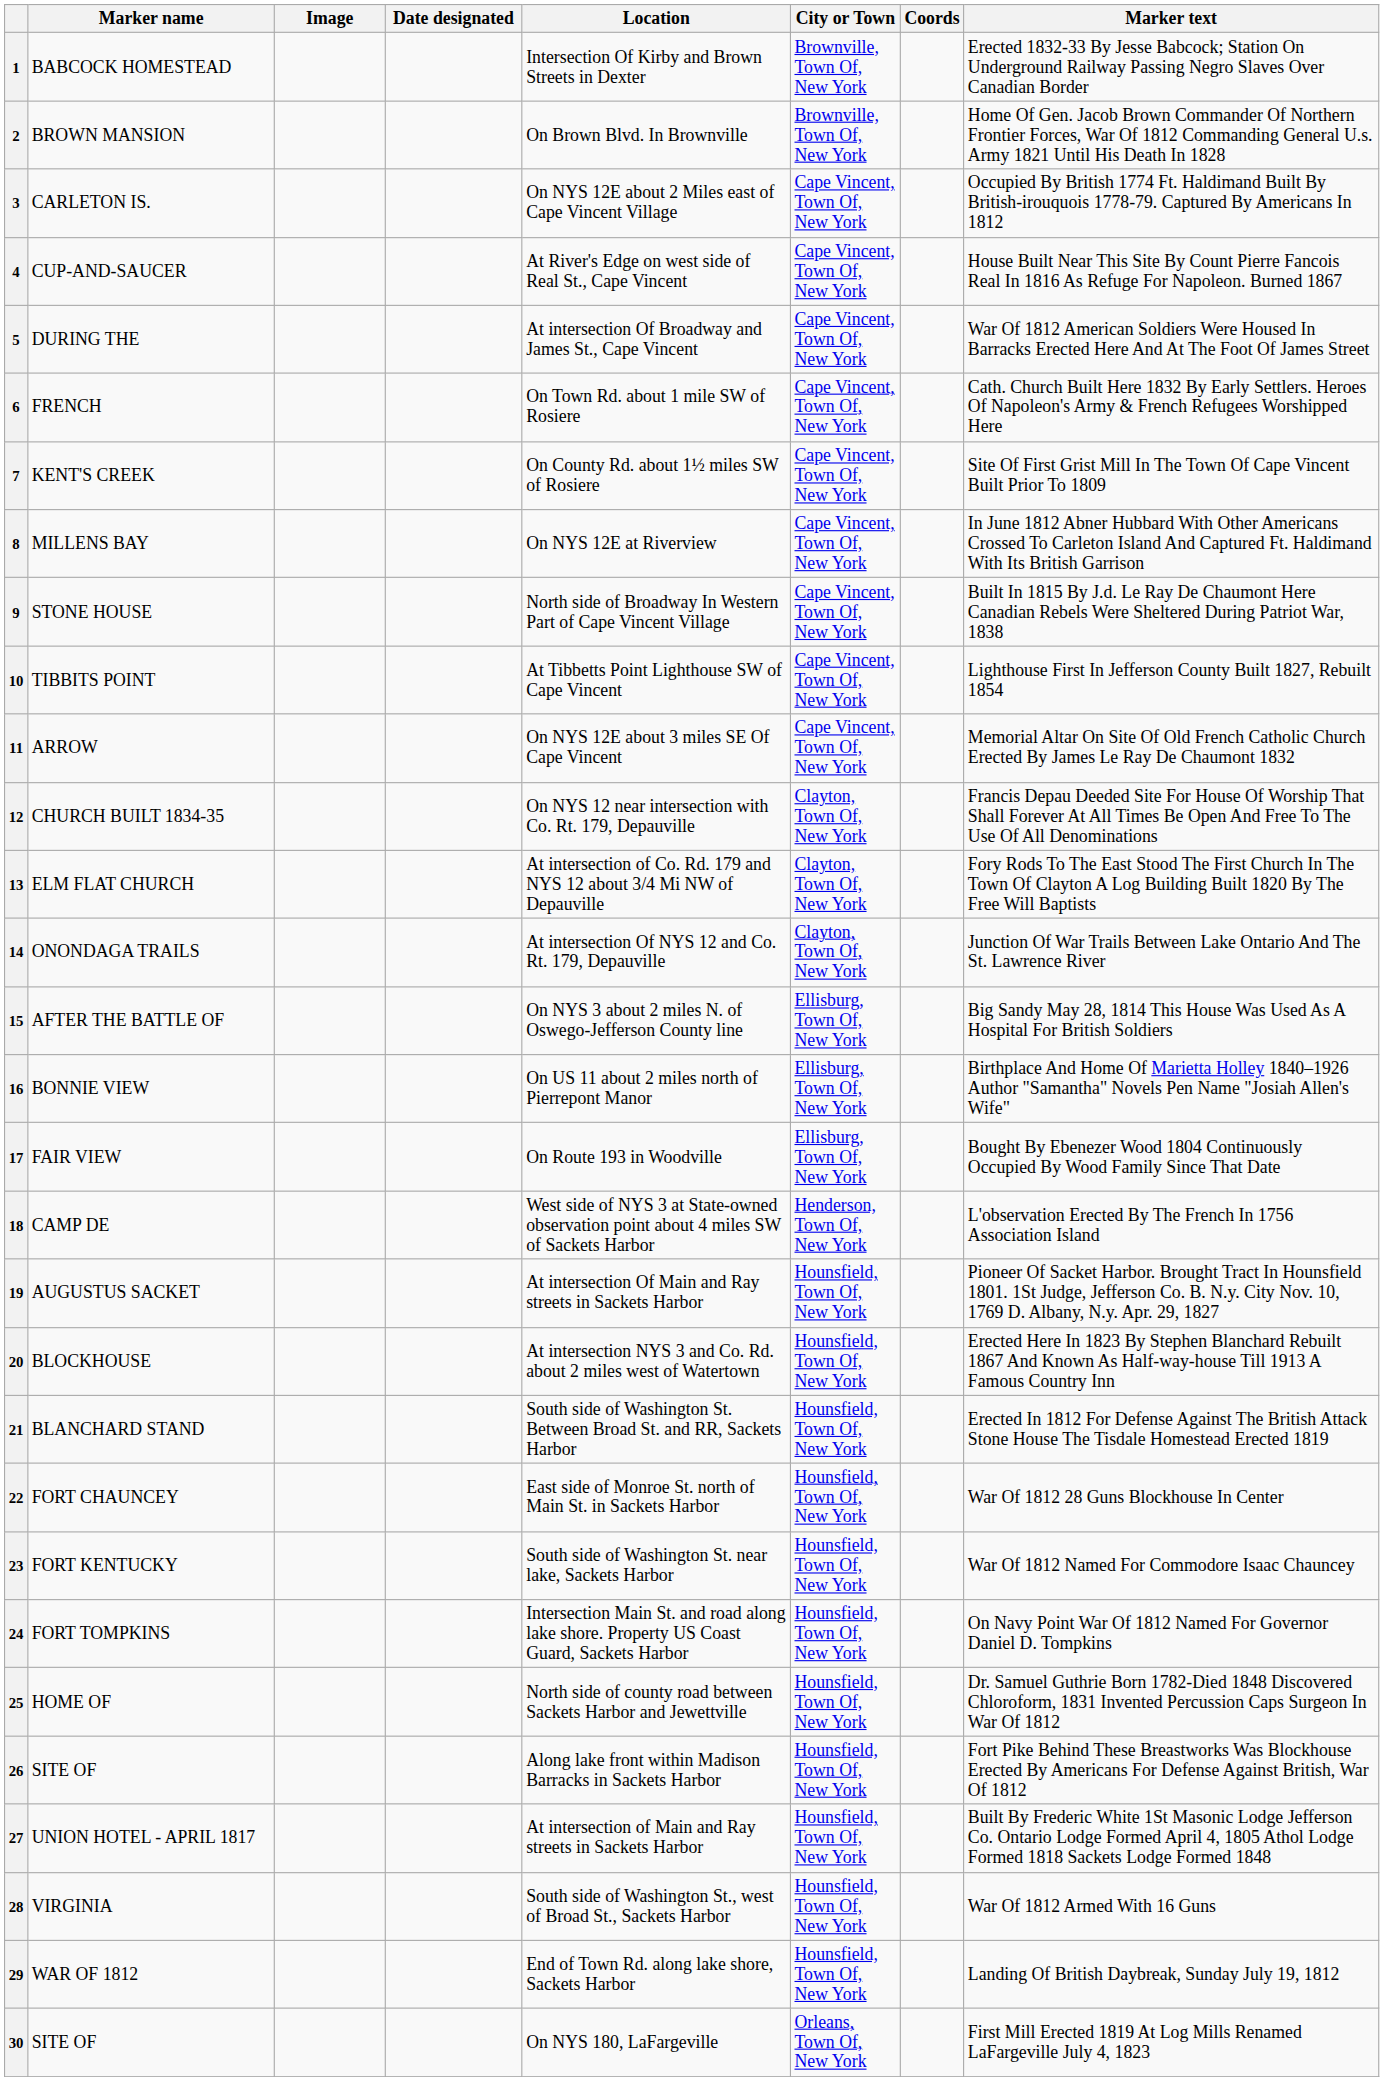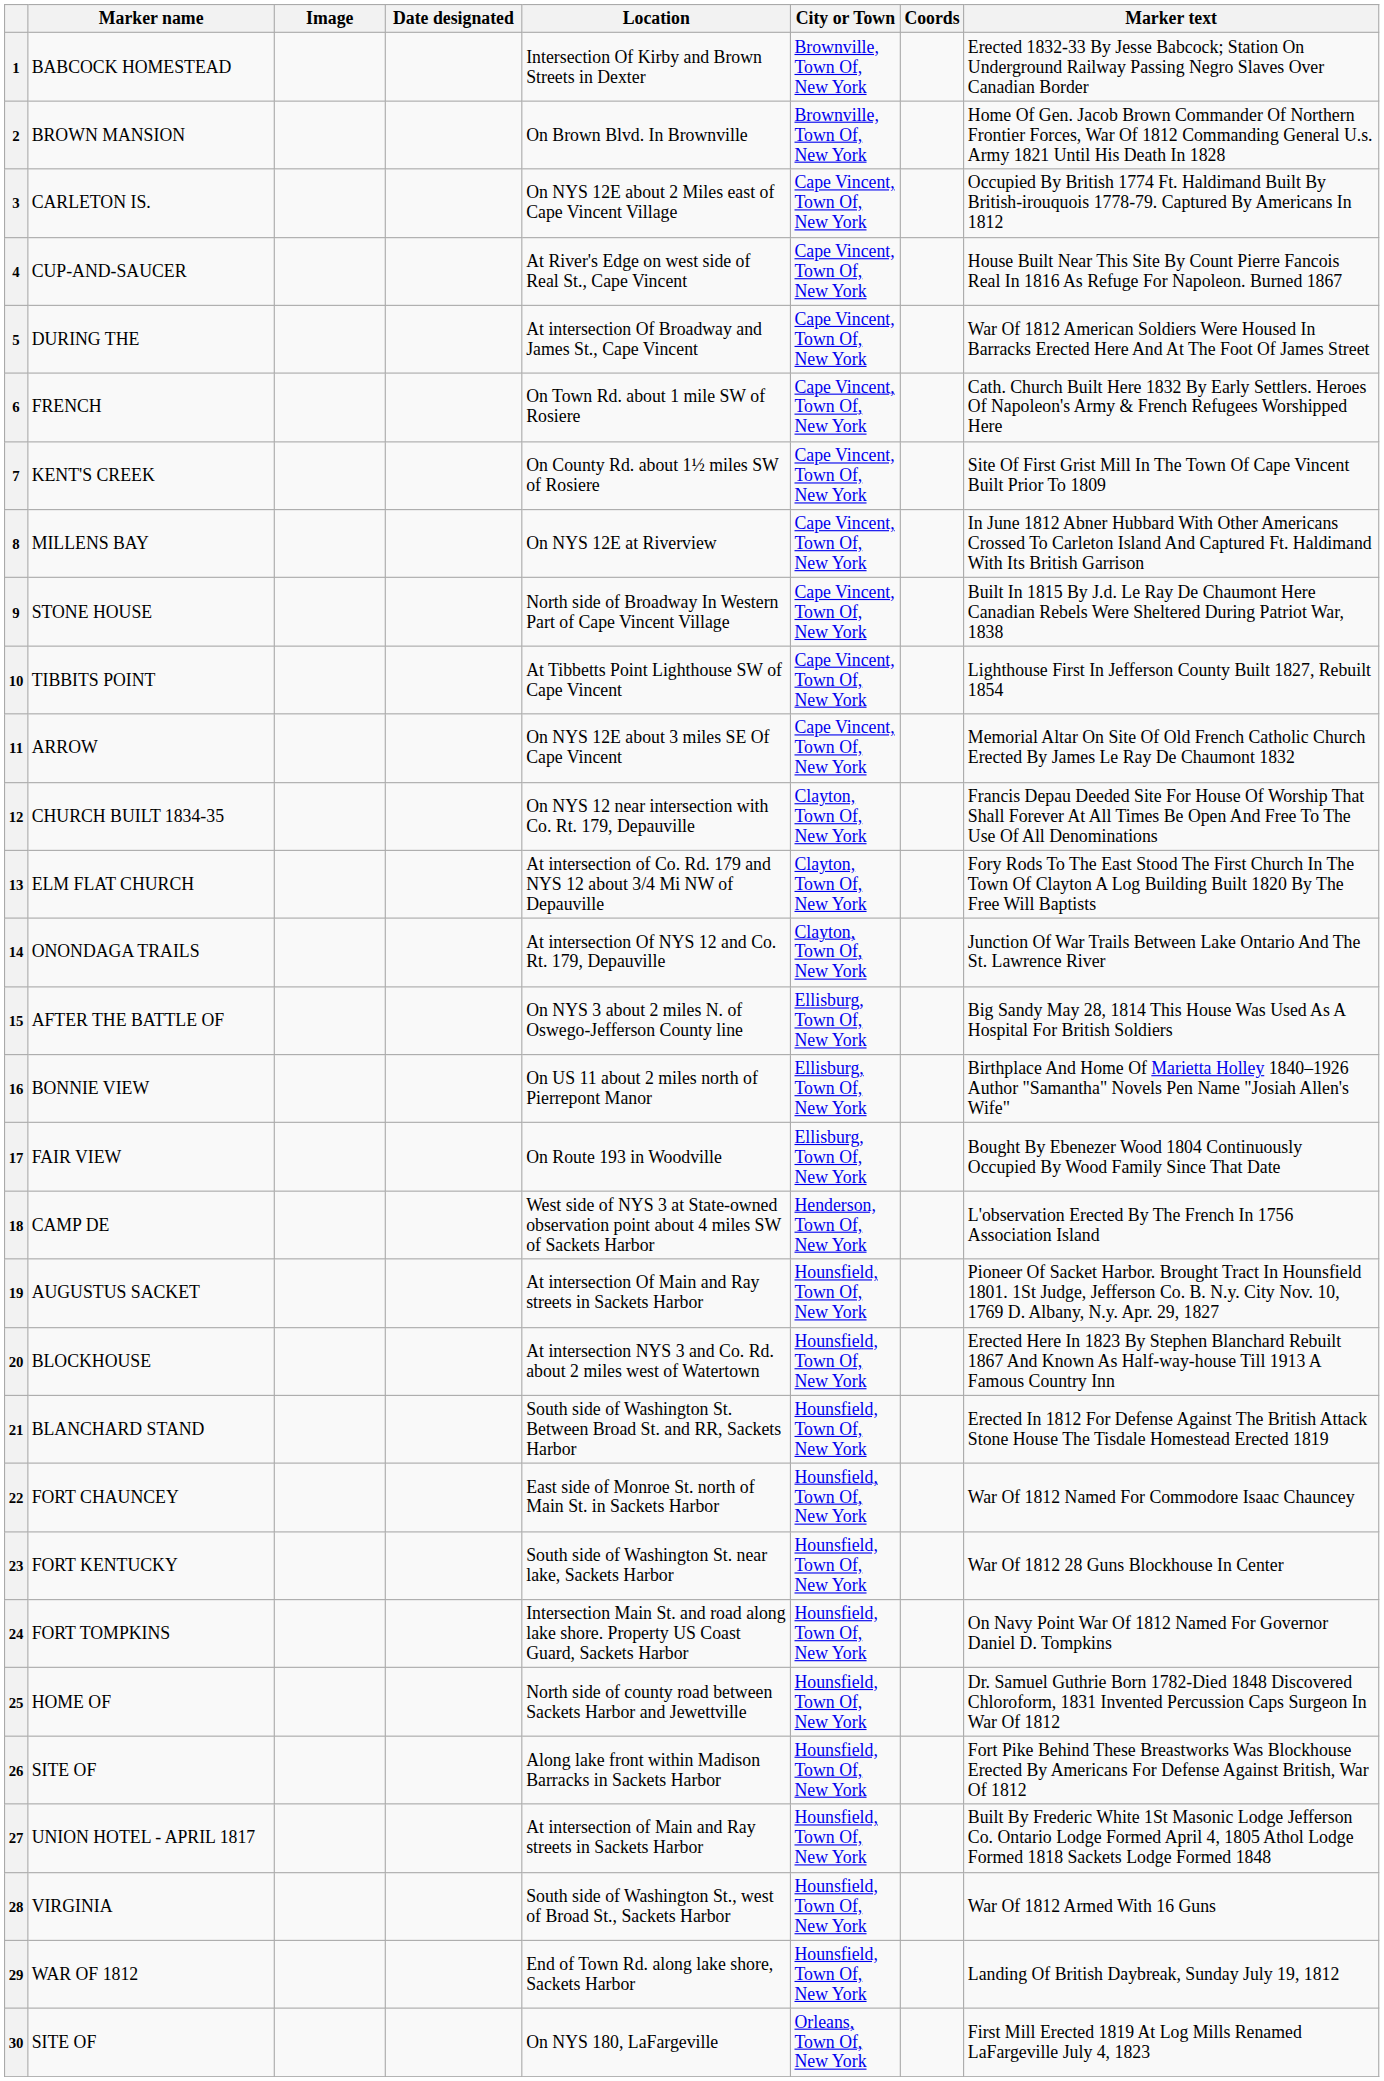(1126, 1497) War Of 1812 28 Guns Blockhouse In Center -> (1161, 1497) War Of 1812 Named For Commodore Isaac Chauncey
(1161, 1565) War Of 1812 Named For Commodore Isaac Chauncey -> (1126, 1565) War Of 1812 28 Guns Blockhouse In Center
